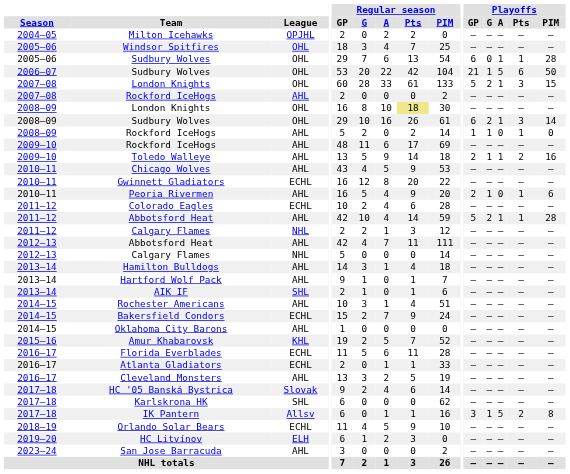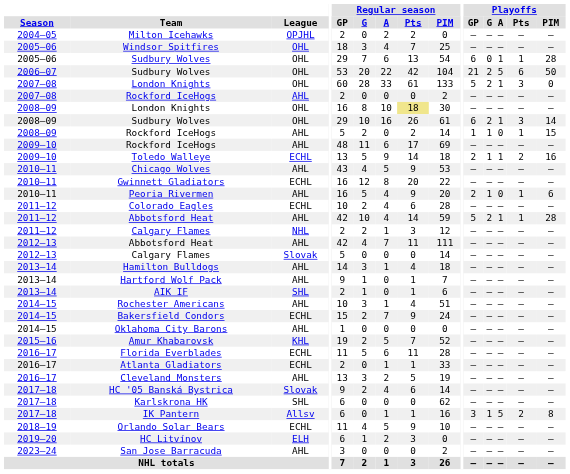(489, 71) 1 -> (489, 71) 2
(551, 84) 15 -> (551, 84) 0
(551, 133) 0 -> (551, 133) 15
(301, 157) AHL -> (301, 157) ECHL
(301, 255) NHL -> (301, 255) Slovak
